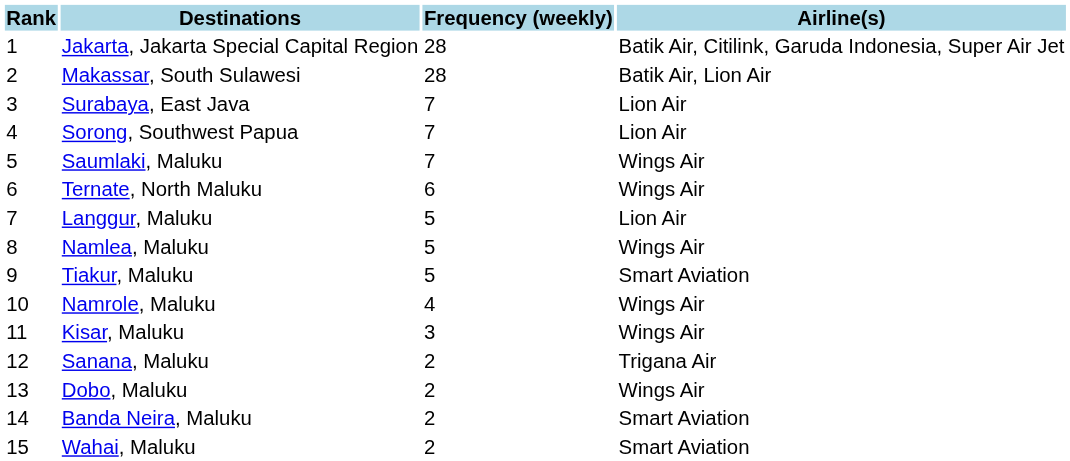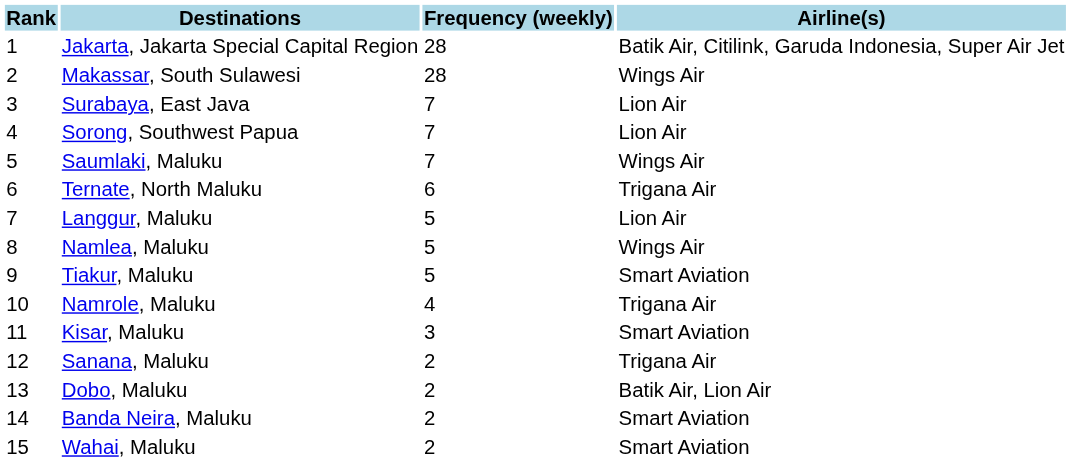(695, 75) Batik Air, Lion Air -> (662, 75) Wings Air
(662, 189) Wings Air -> (667, 189) Trigana Air
(662, 304) Wings Air -> (667, 304) Trigana Air
(662, 332) Wings Air -> (684, 332) Smart Aviation
(662, 390) Wings Air -> (695, 390) Batik Air, Lion Air
